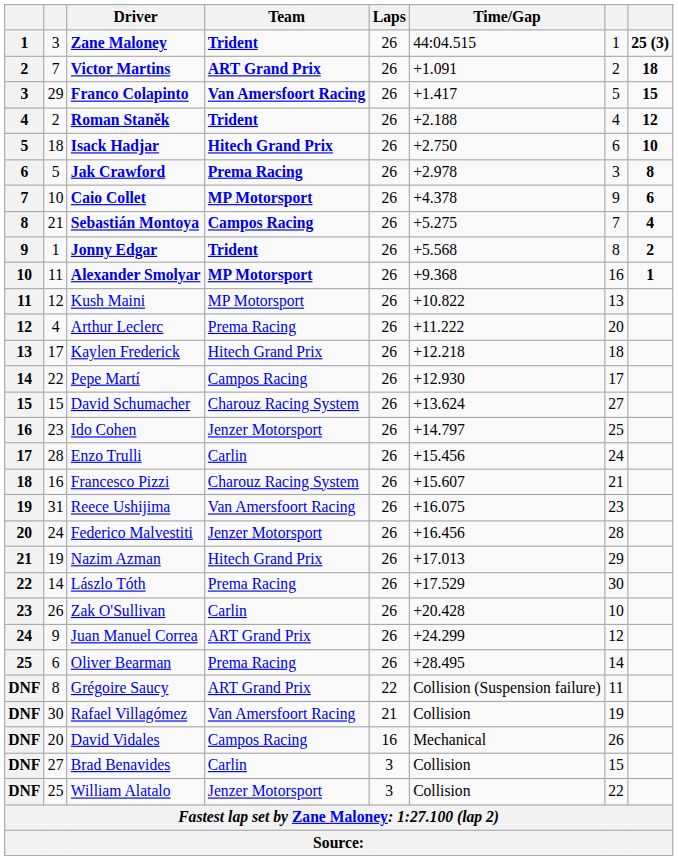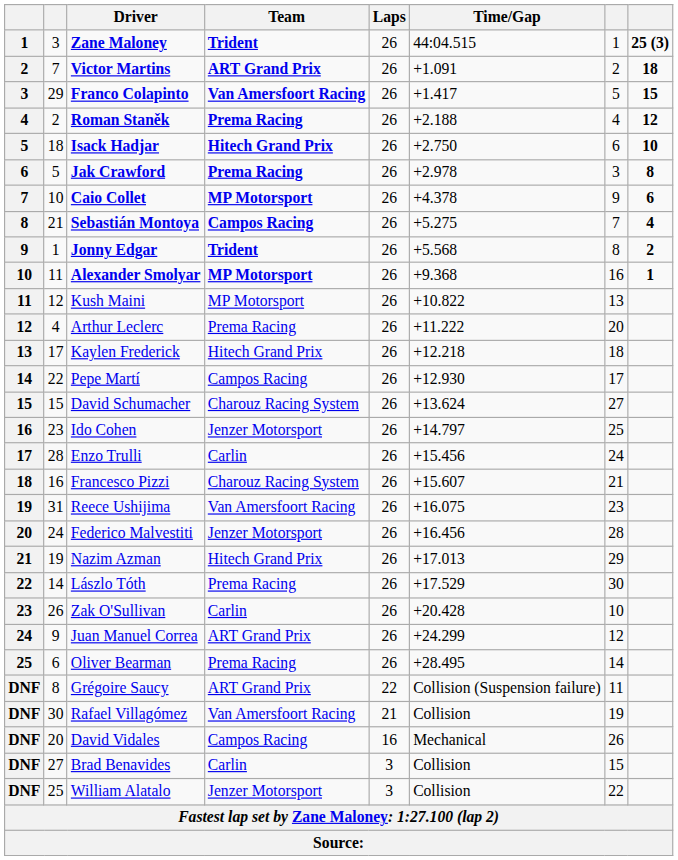(233, 120) Trident -> (255, 120) Prema Racing
